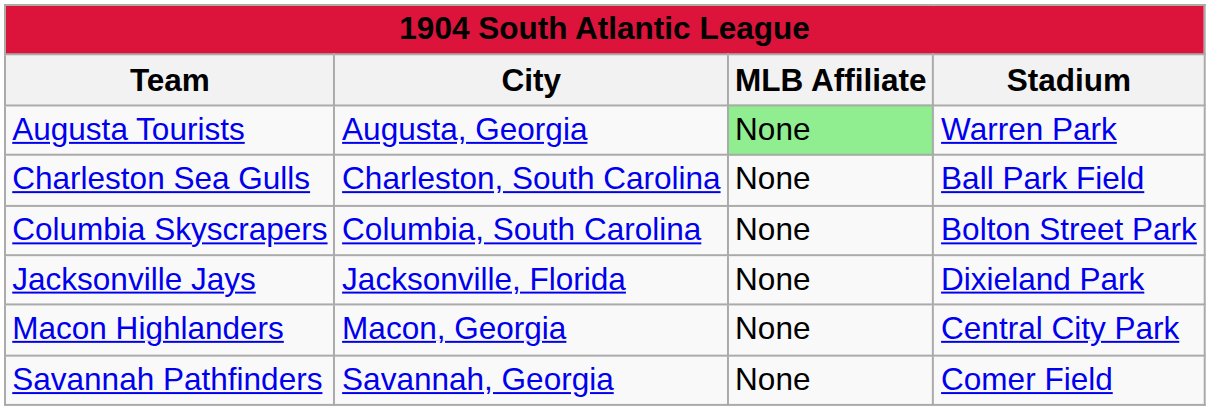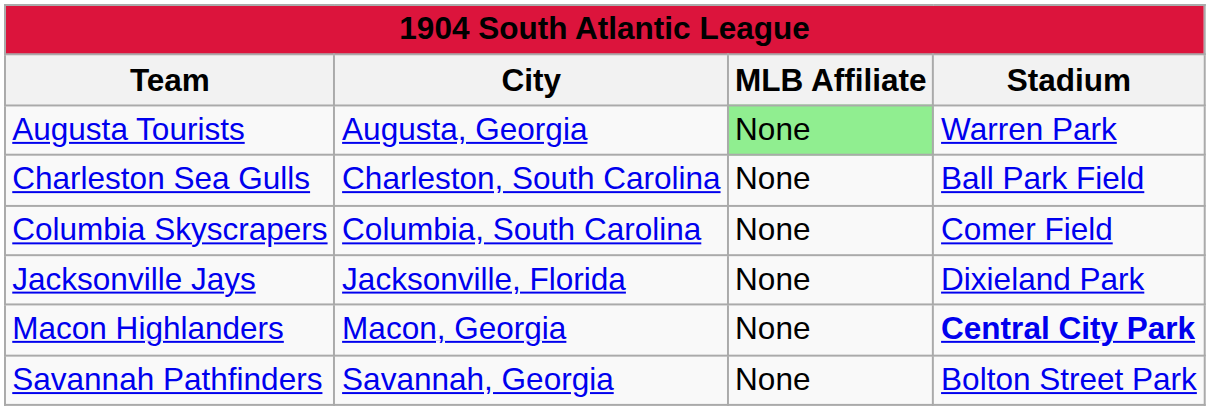(1069, 229) Bolton Street Park -> (1027, 229) Comer Field
(1060, 329) normal -> (1068, 329) bold
(1027, 379) Comer Field -> (1069, 379) Bolton Street Park
